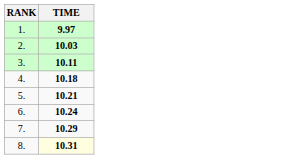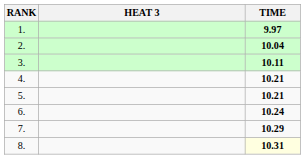+ column: (142, 13)
(66, 46) 10.03 -> (273, 46) 10.04
(66, 79) 10.18 -> (273, 79) 10.21
